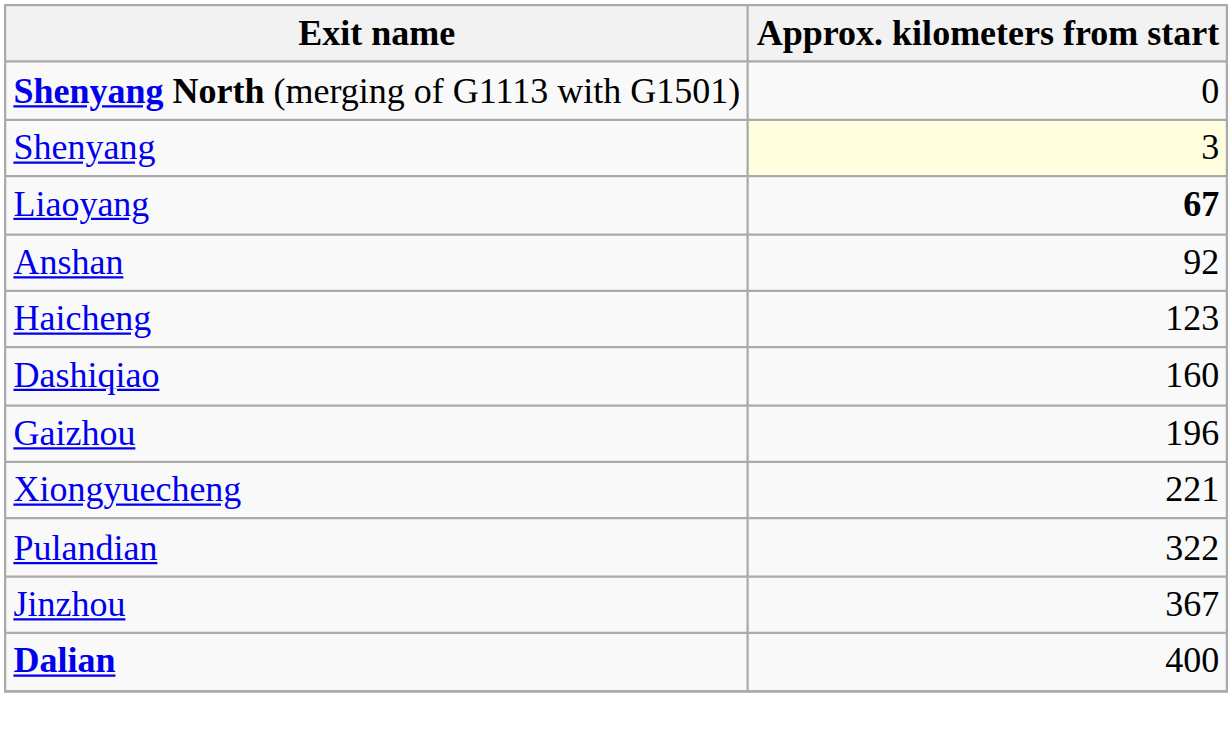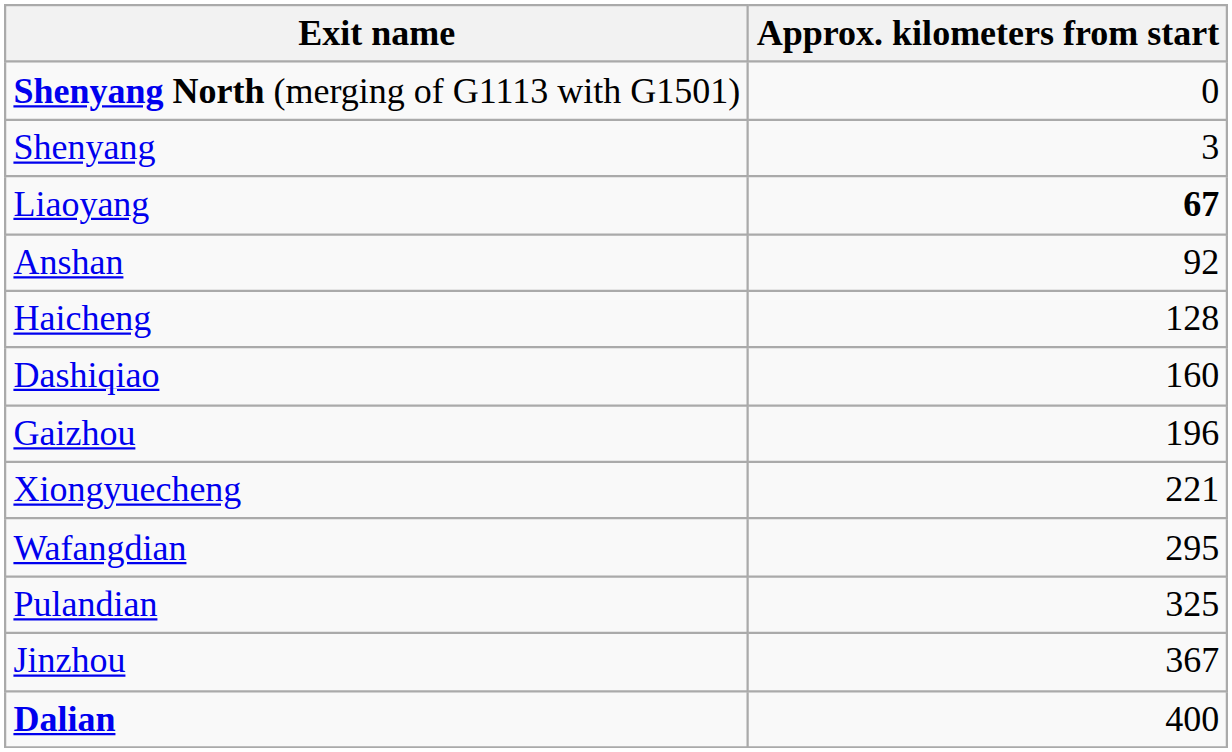(1210, 147) lightyellow background -> (1210, 147) no background
(1192, 318) 123 -> (1192, 318) 128
+ row: (100, 546)
(1192, 546) 322 -> (1192, 603) 325
